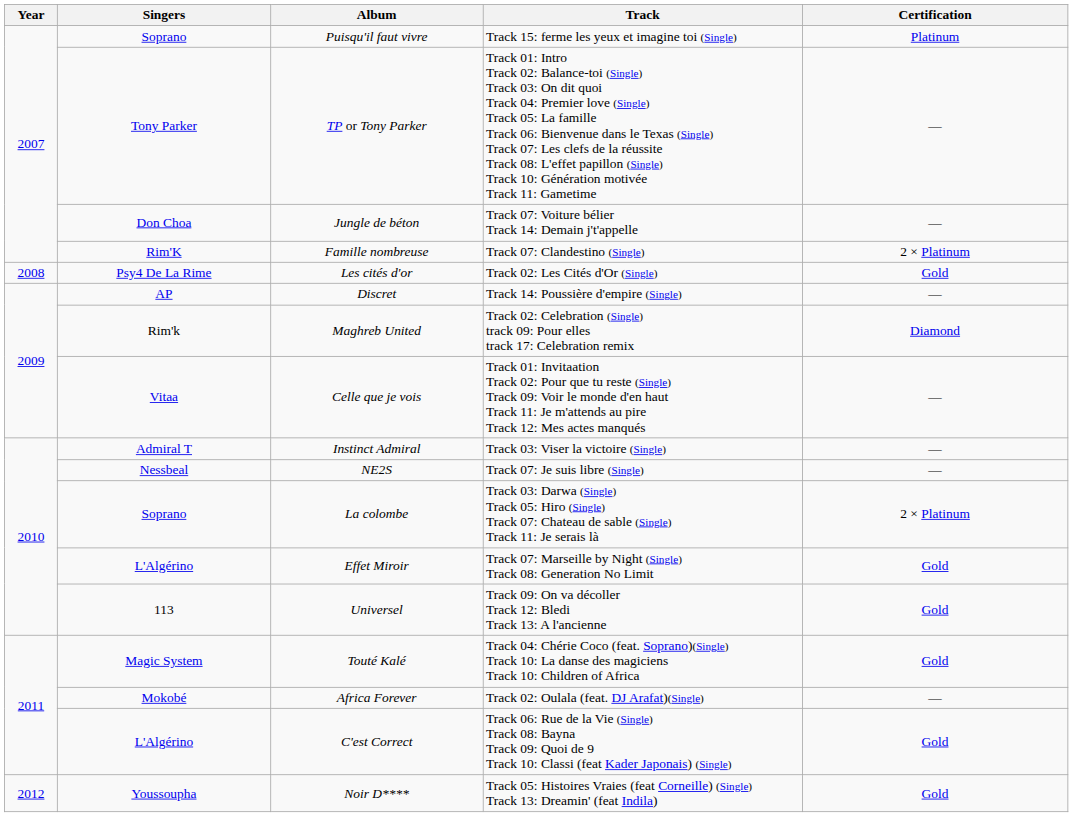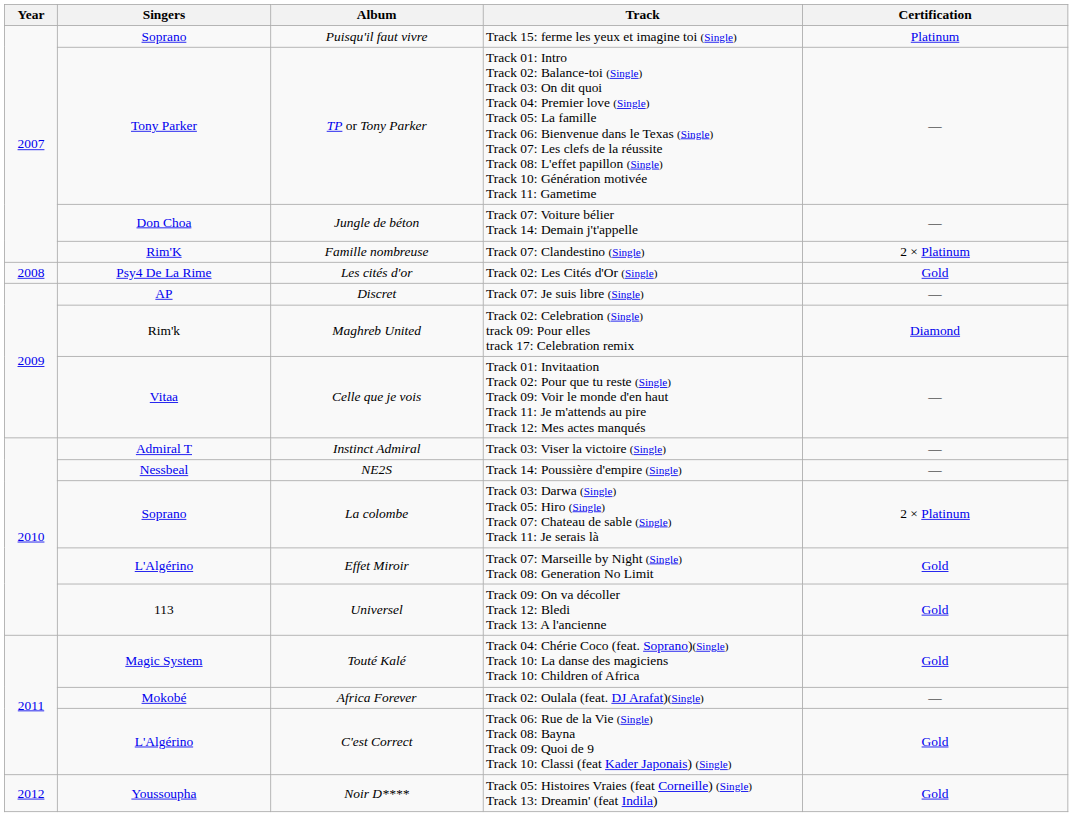(584, 294) Track 14: Poussière d'empire (Single) -> (565, 294) Track 07: Je suis libre (Single)
(565, 470) Track 07: Je suis libre (Single) -> (584, 470) Track 14: Poussière d'empire (Single)
